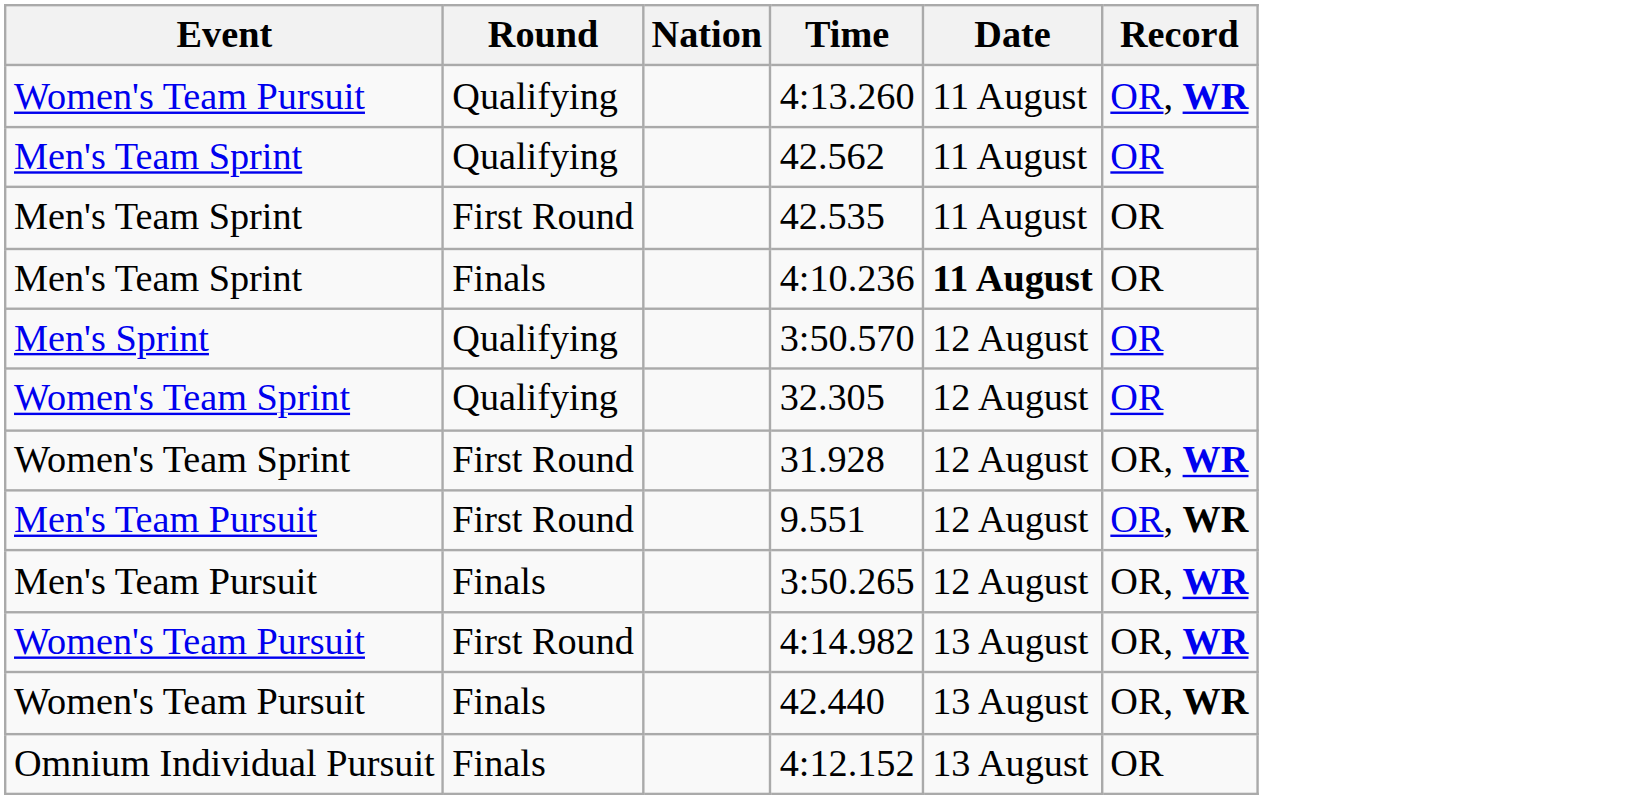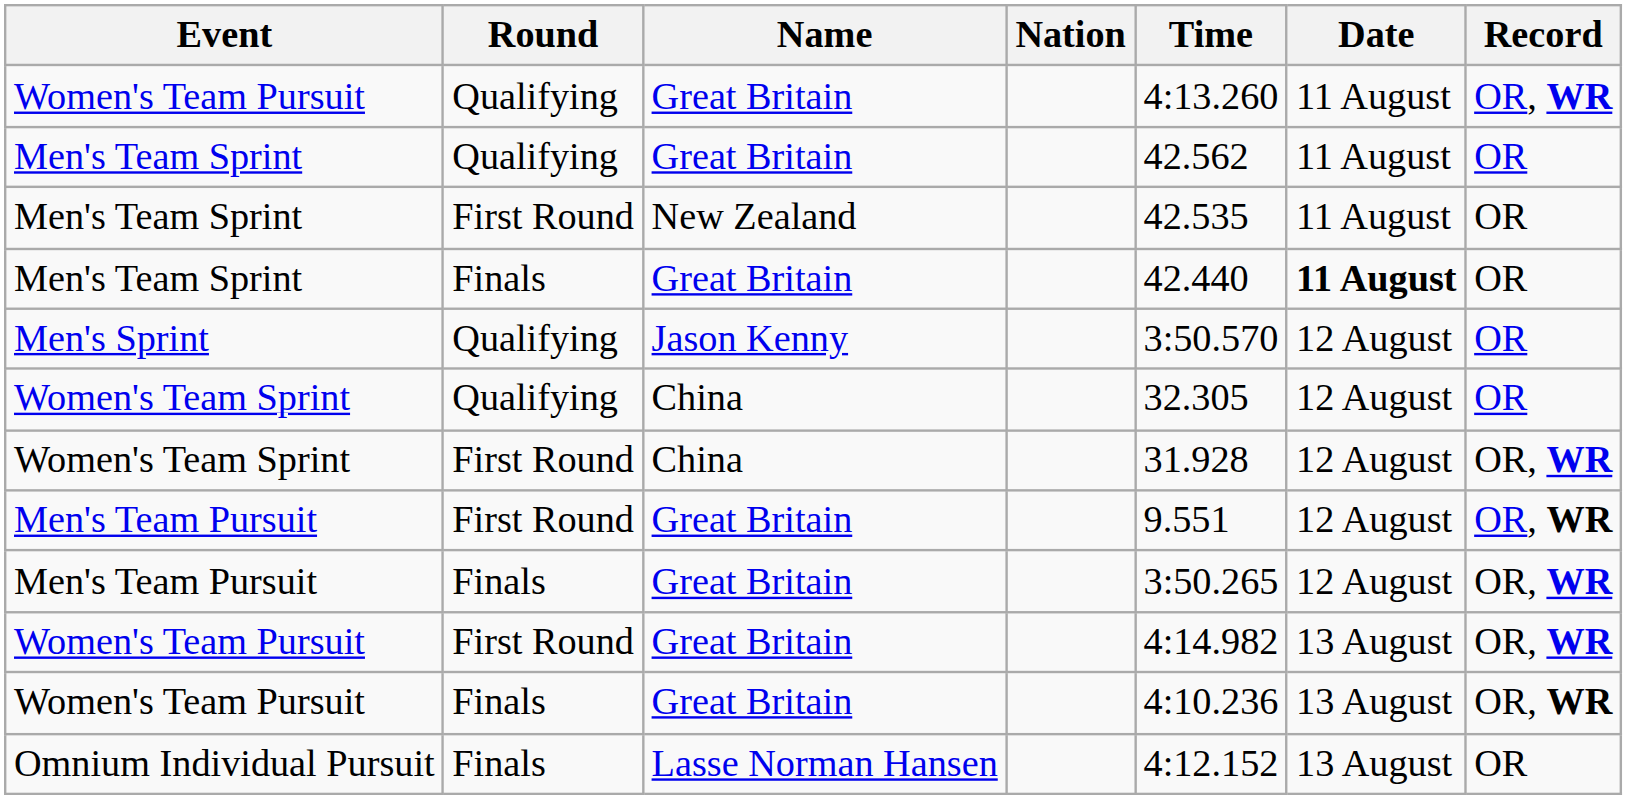+ column: (825, 34)
(847, 277) 4:10.236 -> (1196, 277) 42.440
(832, 701) 42.440 -> (1211, 701) 4:10.236
